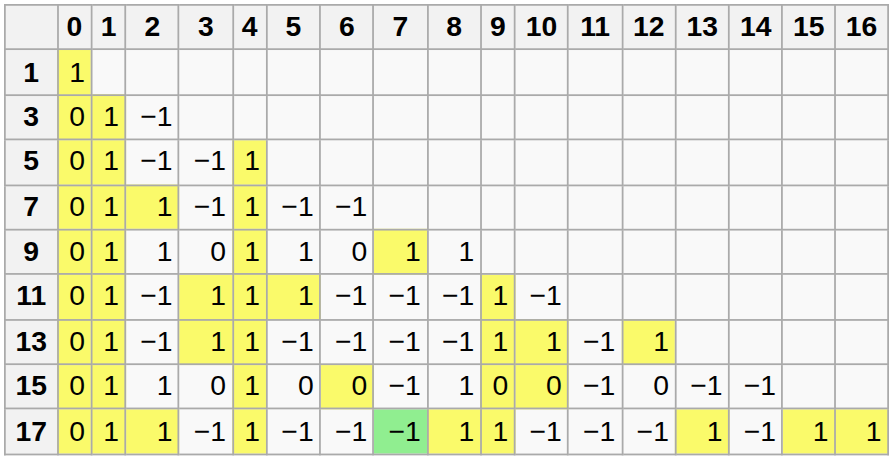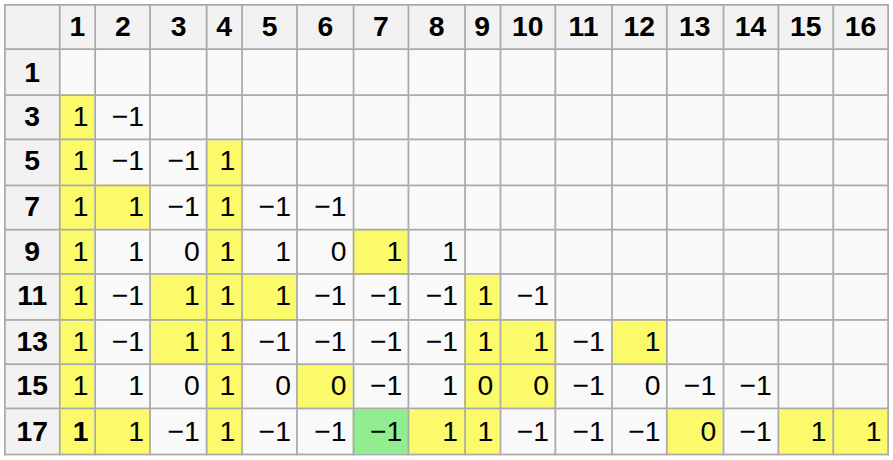- column: (74, 26)
(111, 431) normal -> (81, 431) bold
(715, 431) 1 -> (708, 431) 0
